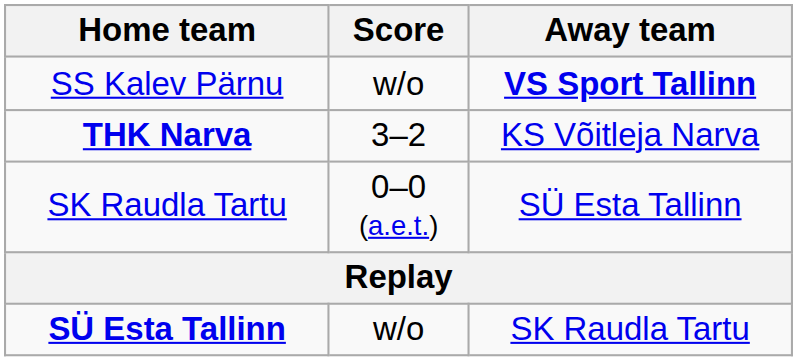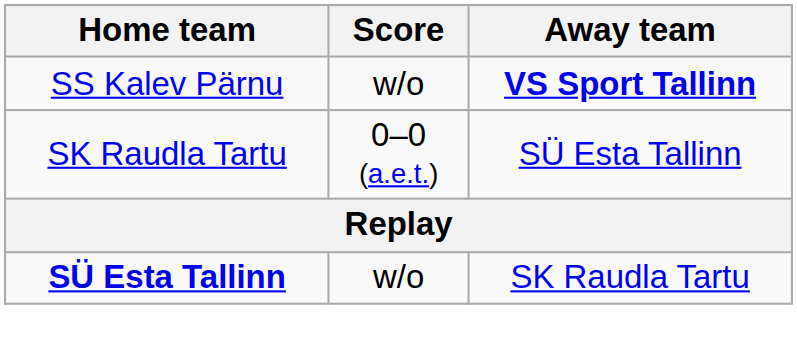- row: (167, 135)
